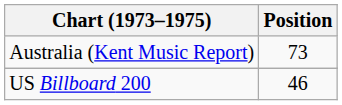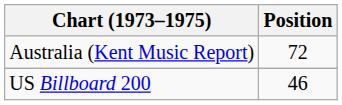(298, 52) 73 -> (298, 52) 72
